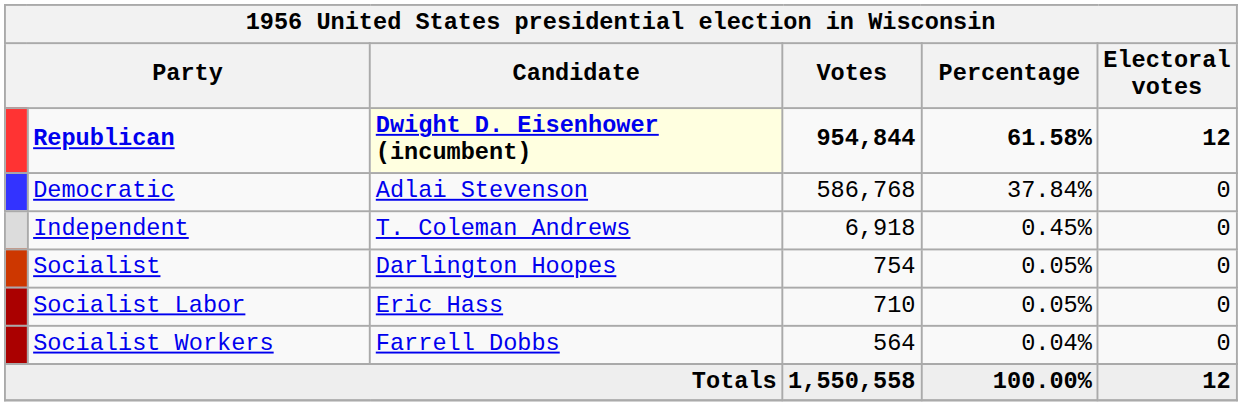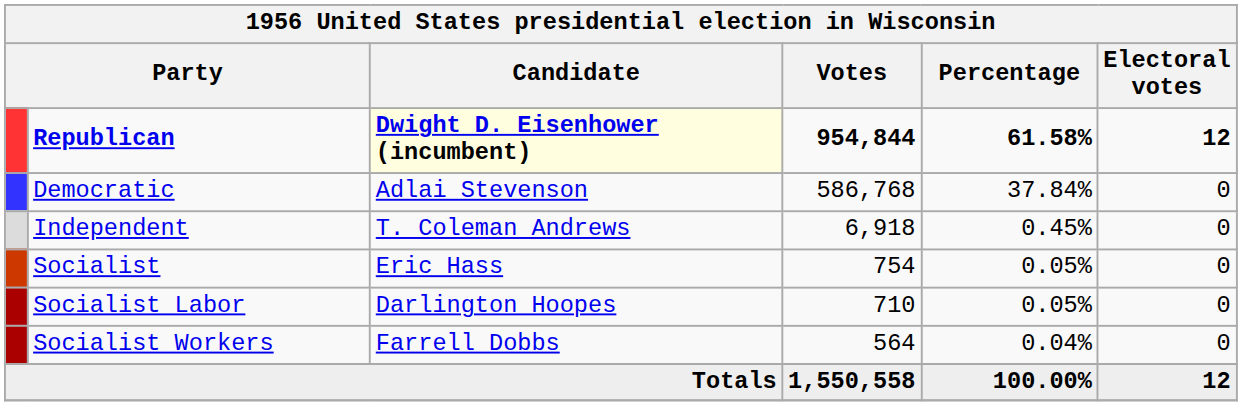(496, 268) Darlington Hoopes -> (439, 268) Eric Hass
(439, 306) Eric Hass -> (496, 306) Darlington Hoopes
